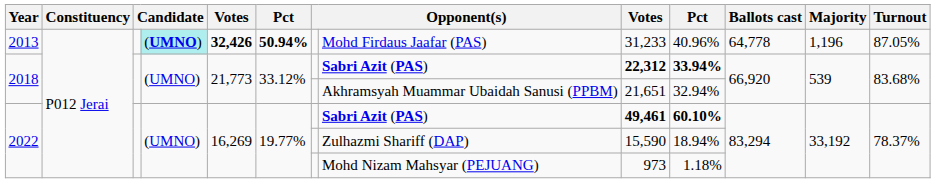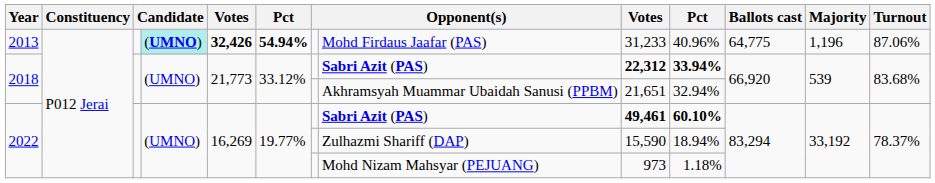(284, 41) 50.94% -> (284, 41) 54.94%
(750, 41) 64,778 -> (750, 41) 64,775
(897, 41) 87.05% -> (897, 41) 87.06%
